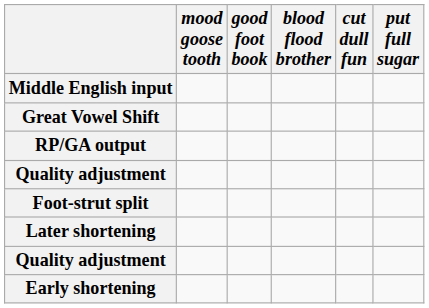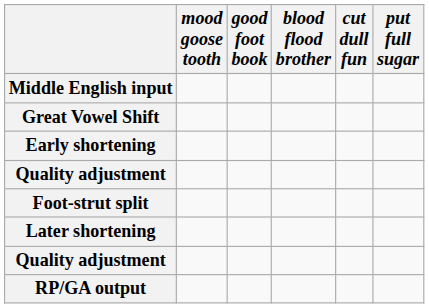rows swapped: (91, 288) <-> (91, 145)
